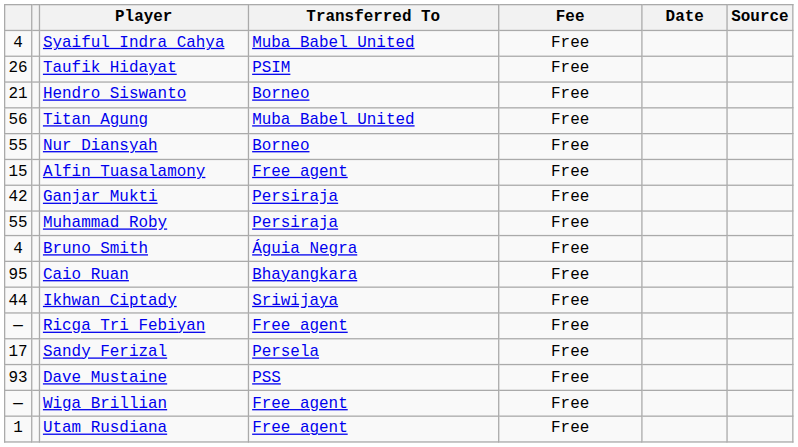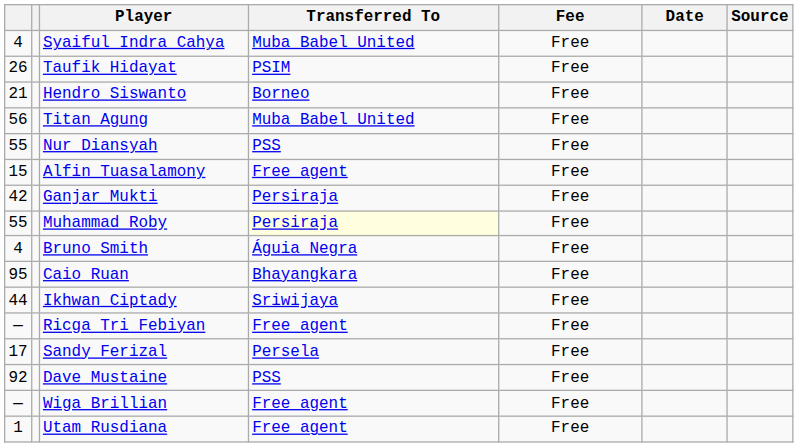(281, 146) Borneo -> (266, 146) PSS
(295, 224) no background -> (295, 224) lightyellow background
(18, 378) 93 -> (18, 378) 92
